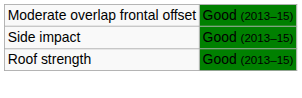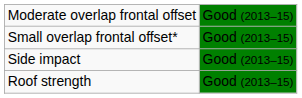+ row: (93, 37)
